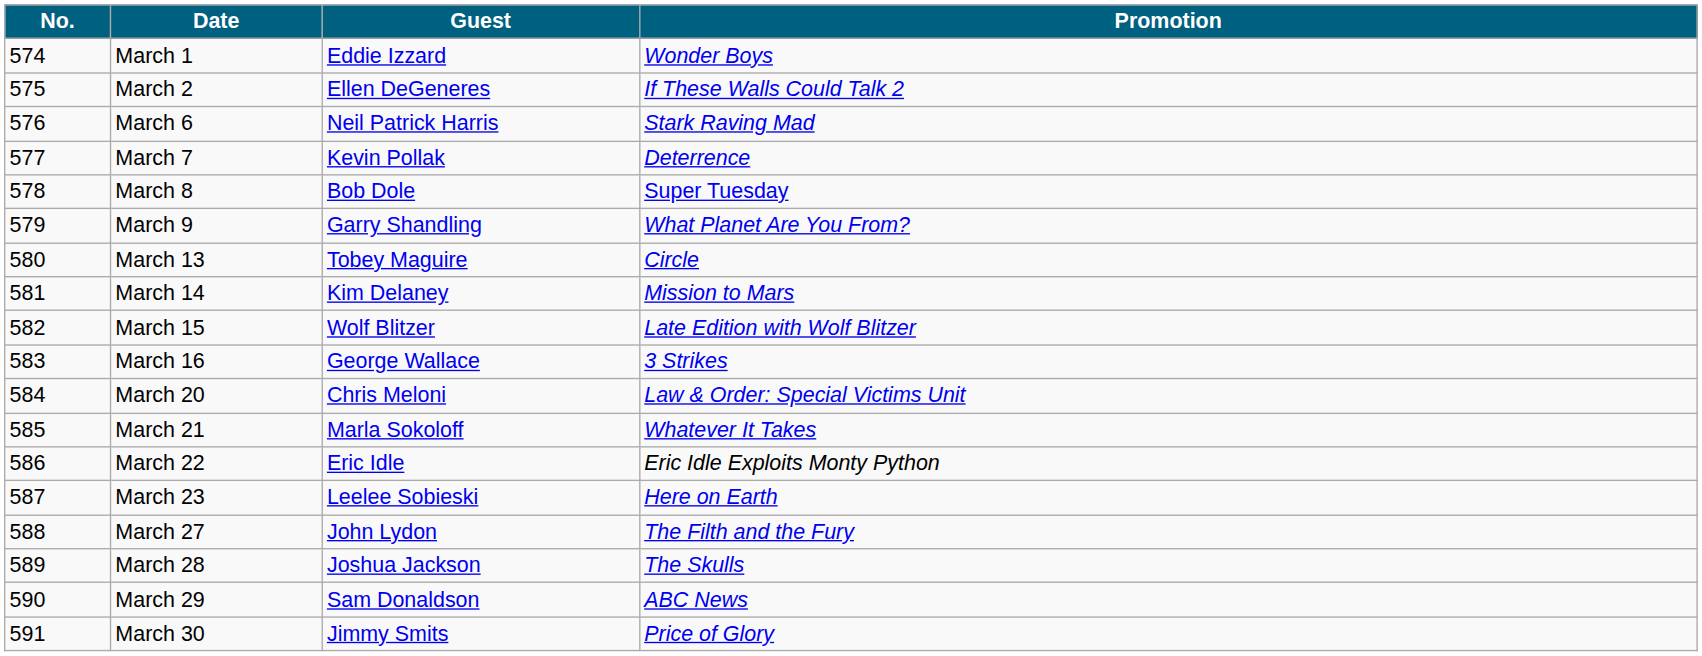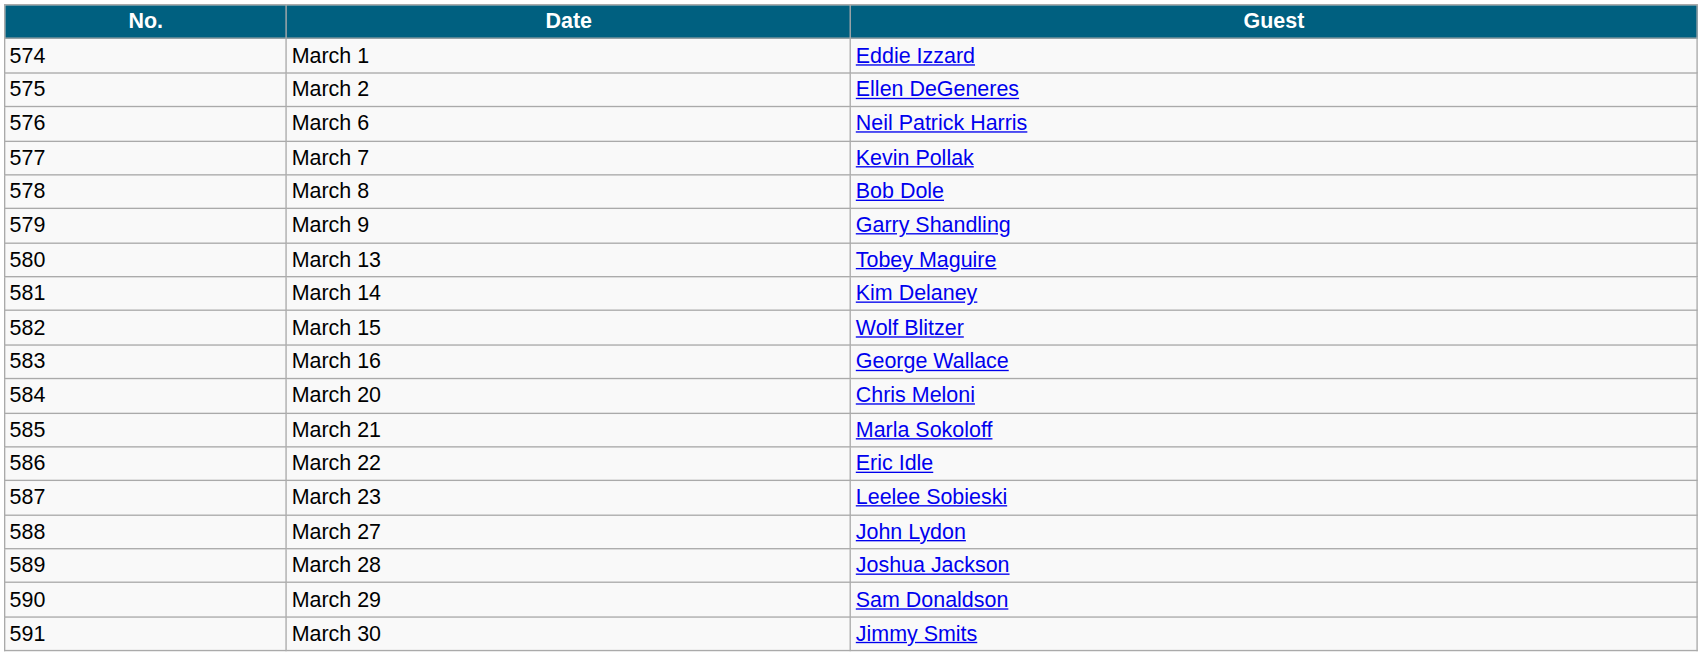- column: (1168, 21)
